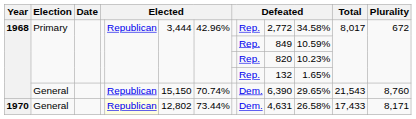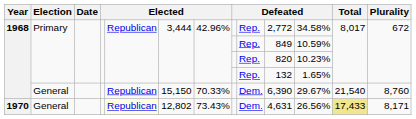(213, 91) 70.74% -> (213, 91) 70.33%
(313, 91) 29.65% -> (313, 91) 29.67%
(350, 91) 21,543 -> (350, 91) 21,540
(213, 106) 73.44% -> (213, 106) 73.43%
(313, 106) 26.58% -> (313, 106) 26.56%
(350, 106) no background -> (350, 106) khaki background
